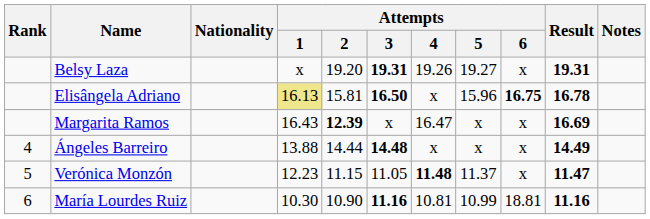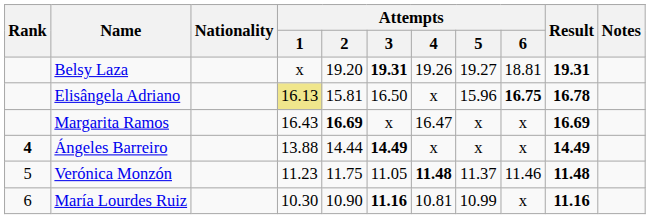(523, 69) x -> (523, 69) 18.81
(389, 95) bold -> (389, 95) normal
(344, 122) 12.39 -> (344, 122) 16.69
(28, 148) normal -> (28, 148) bold
(389, 148) 14.48 -> (389, 148) 14.49
(300, 174) 12.23 -> (300, 174) 11.23
(344, 174) 11.15 -> (344, 174) 11.75
(523, 174) x -> (523, 174) 11.46
(572, 174) 11.47 -> (572, 174) 11.48
(523, 200) 18.81 -> (523, 200) x
